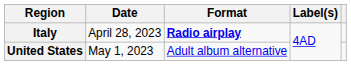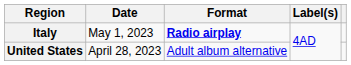(125, 32) April 28, 2023 -> (121, 32) May 1, 2023
(121, 51) May 1, 2023 -> (125, 51) April 28, 2023
